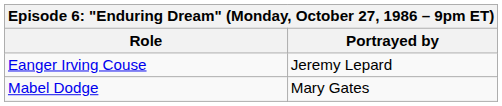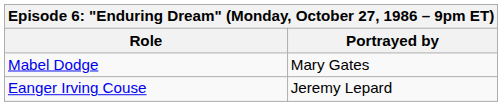rows swapped: (77, 64) <-> (53, 88)
